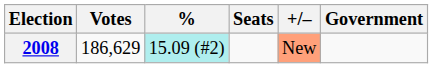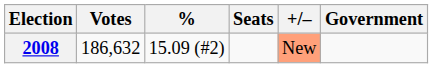(111, 47) 186,629 -> (111, 47) 186,632
(187, 47) paleturquoise background -> (187, 47) no background
